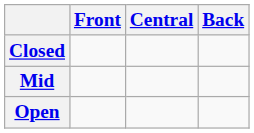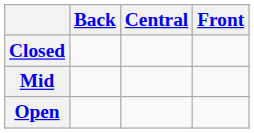columns swapped: (97, 19) <-> (223, 19)
